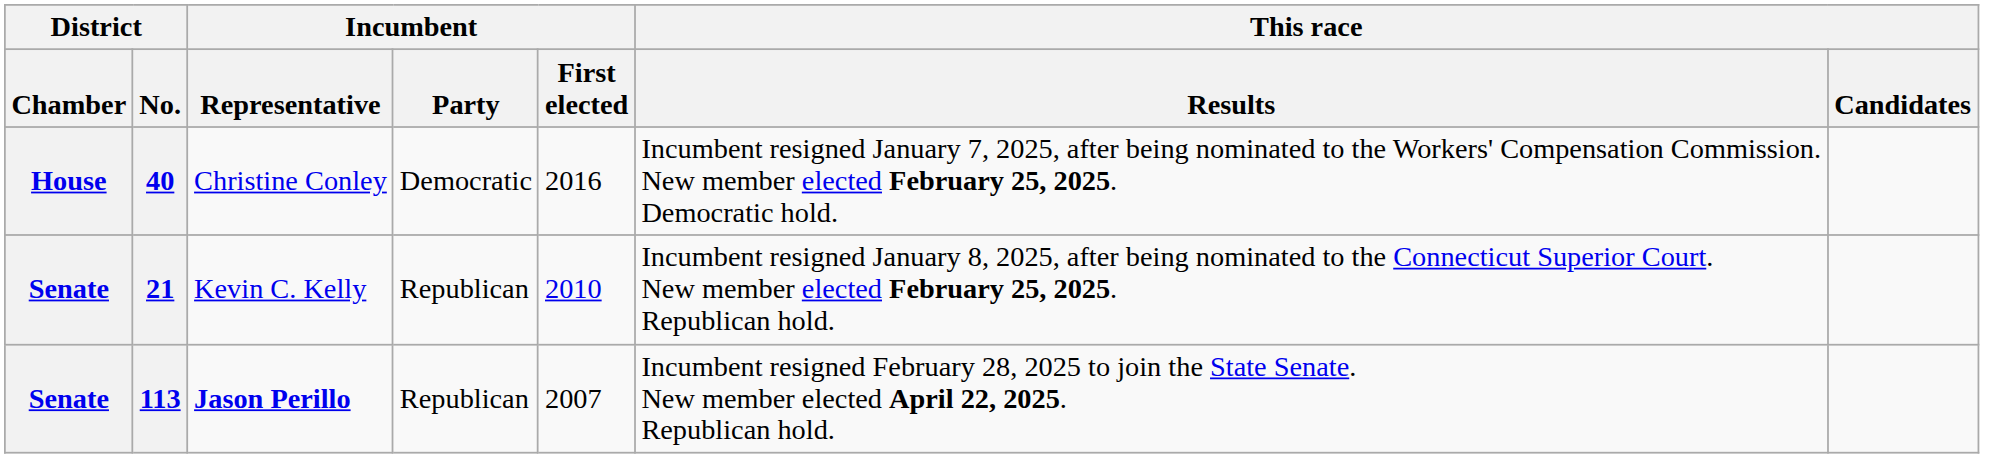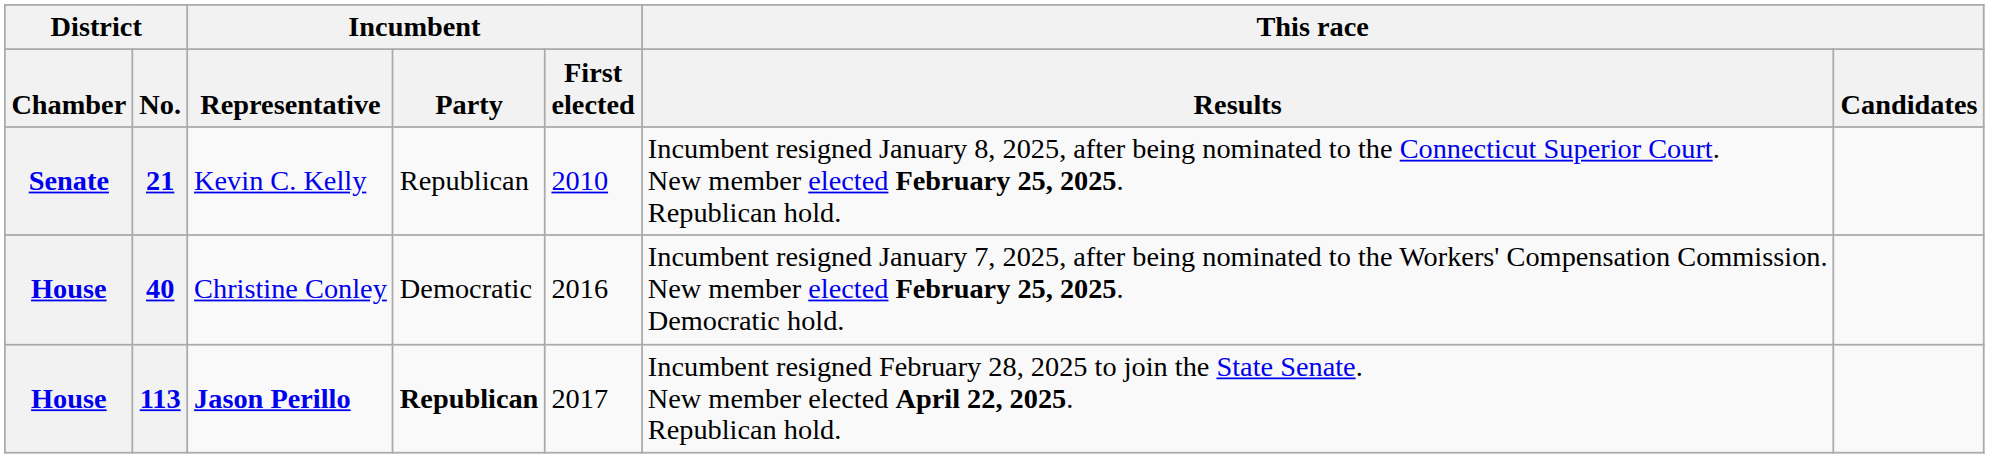rows swapped: (160, 180) <-> (160, 289)
(69, 397) Senate -> (69, 397) House
(464, 397) normal -> (469, 397) bold
(573, 397) 2007 -> (580, 397) 2017
